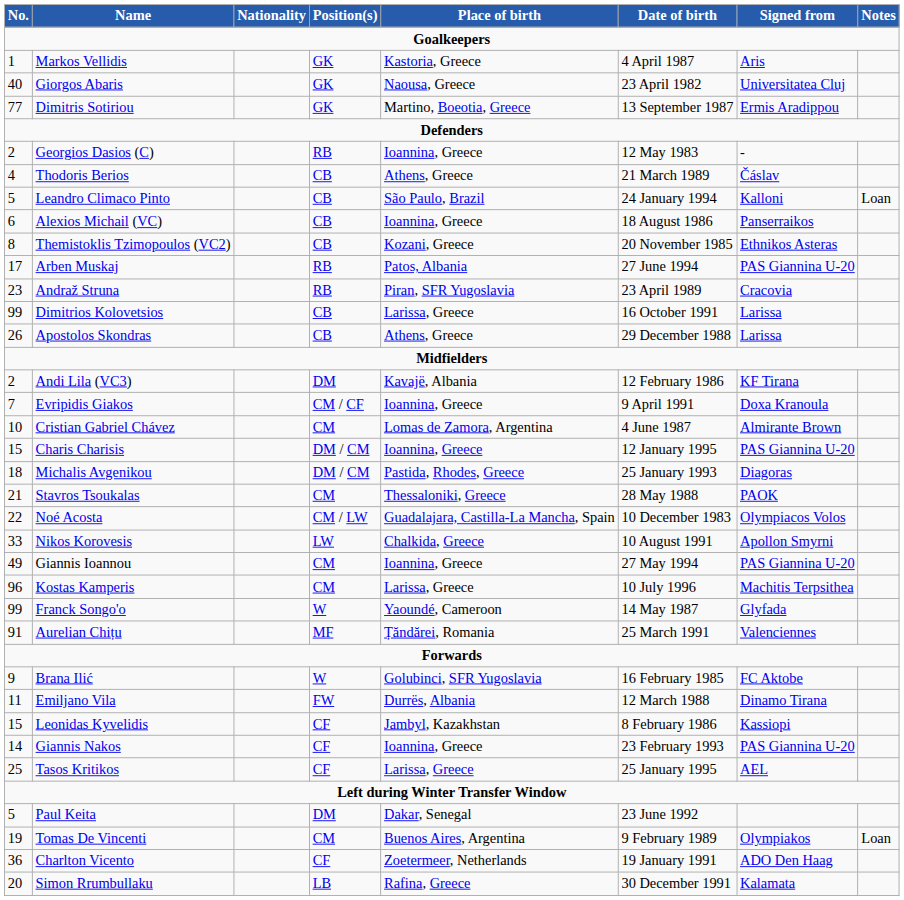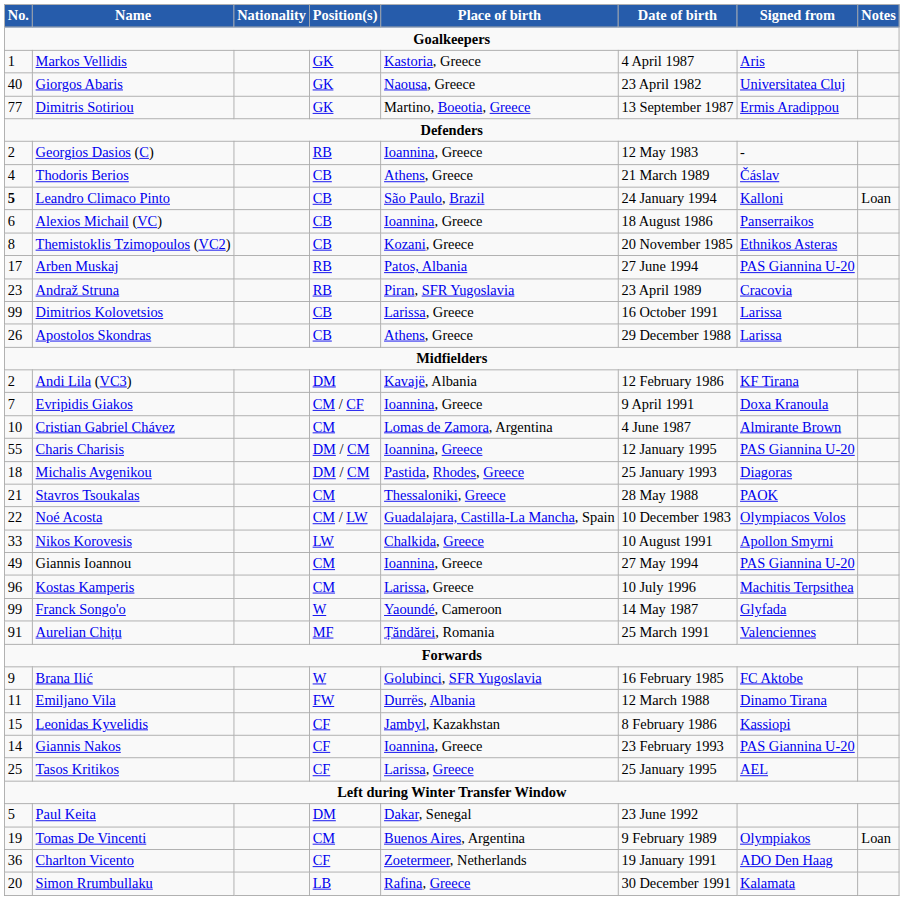(11, 198) normal -> (11, 198) bold
(15, 449) 15 -> (15, 449) 55
